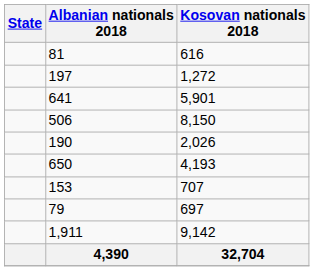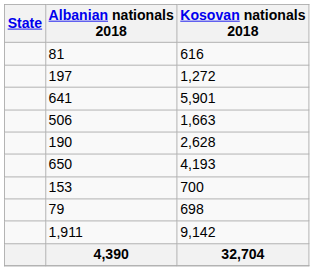(198, 120) 8,150 -> (198, 120) 1,663
(198, 143) 2,026 -> (198, 143) 2,628
(192, 187) 707 -> (192, 187) 700
(192, 210) 697 -> (192, 210) 698
